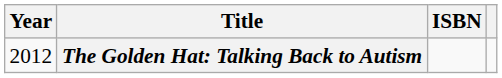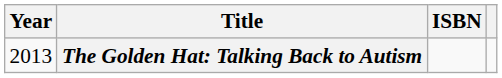(31, 55) 2012 -> (31, 55) 2013
